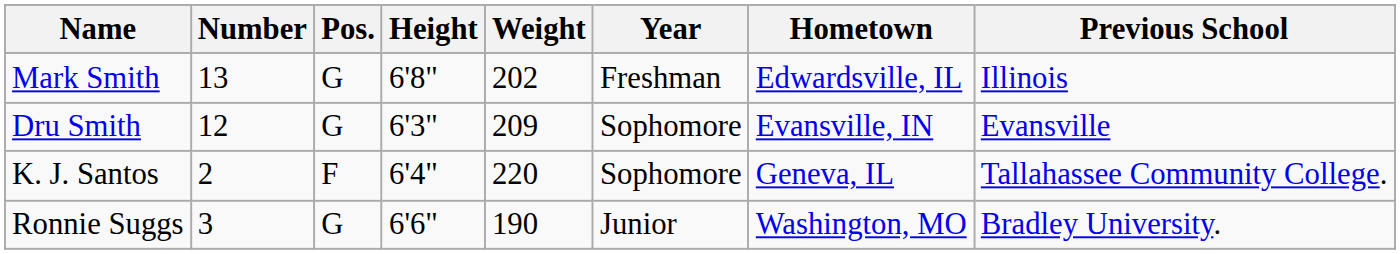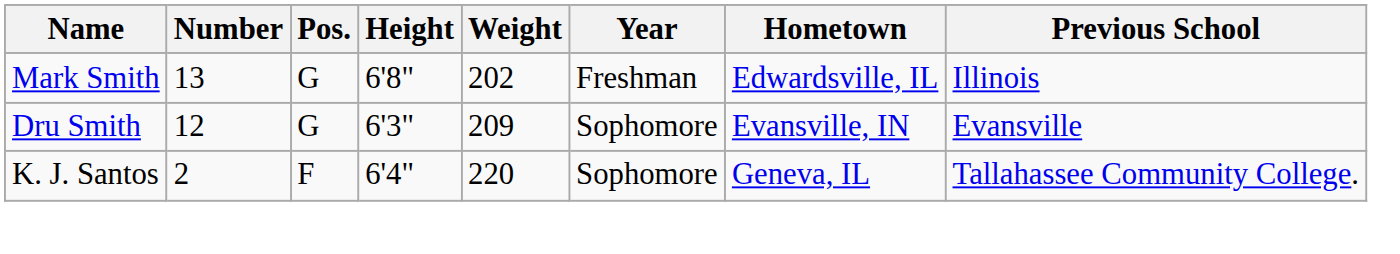- row: (98, 223)
